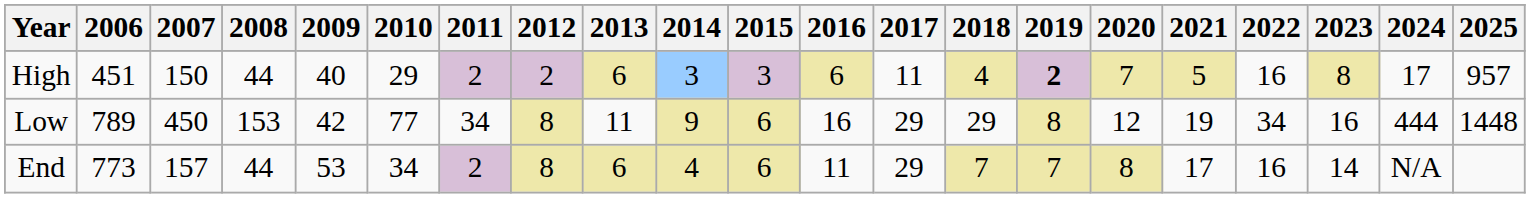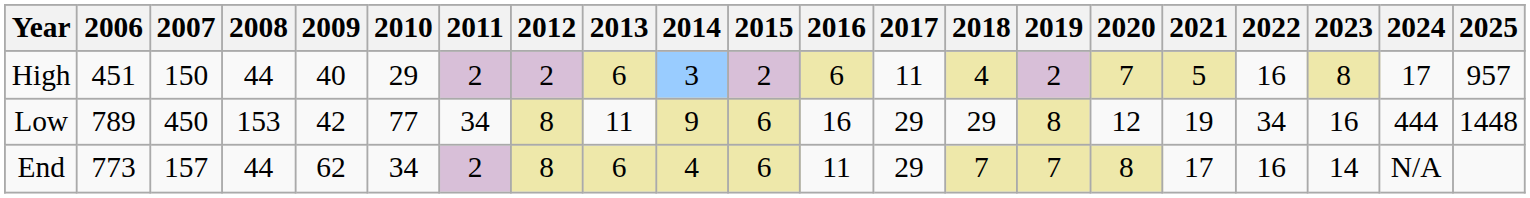(764, 74) 3 -> (764, 74) 2
(1054, 74) bold -> (1054, 74) normal
(331, 167) 53 -> (331, 167) 62
